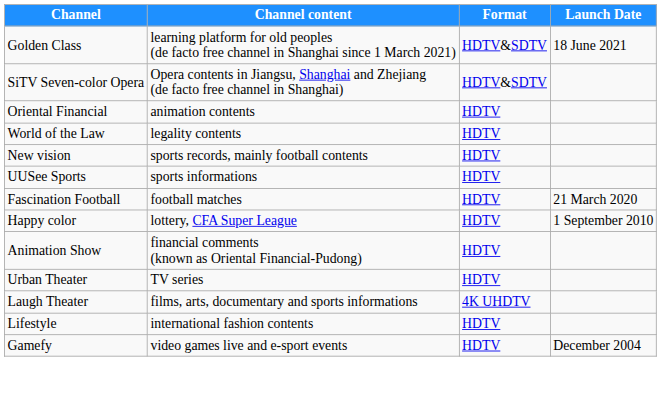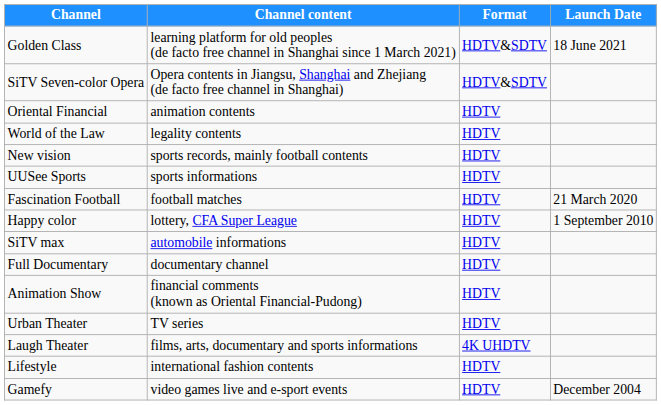+ row: (36, 242)
+ row: (58, 264)
